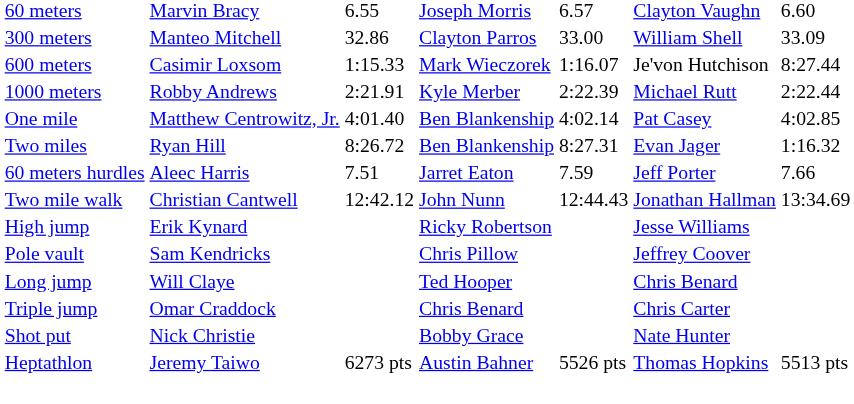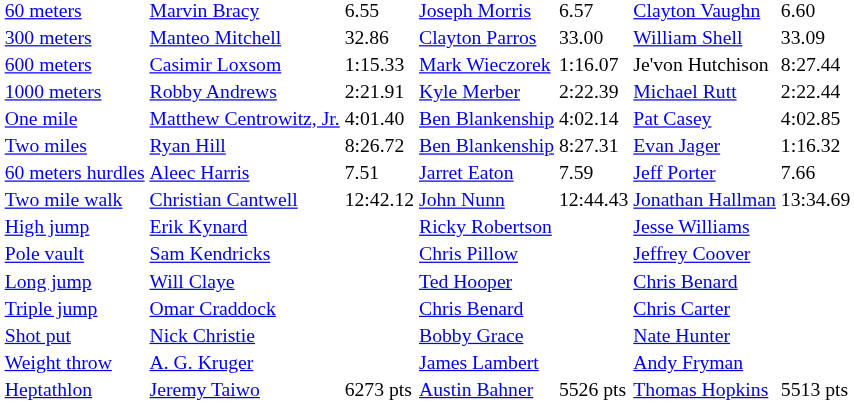+ row: (58, 362)
